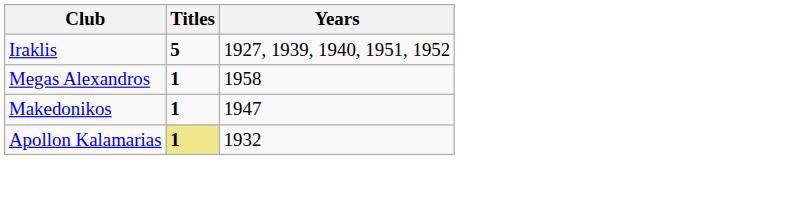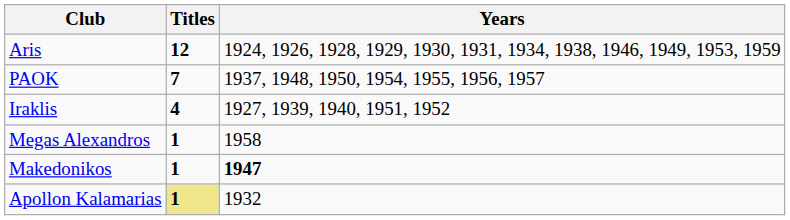+ row: (25, 49)
+ row: (34, 79)
(175, 49) 5 -> (175, 109) 4
(243, 109) normal -> (243, 169) bold
